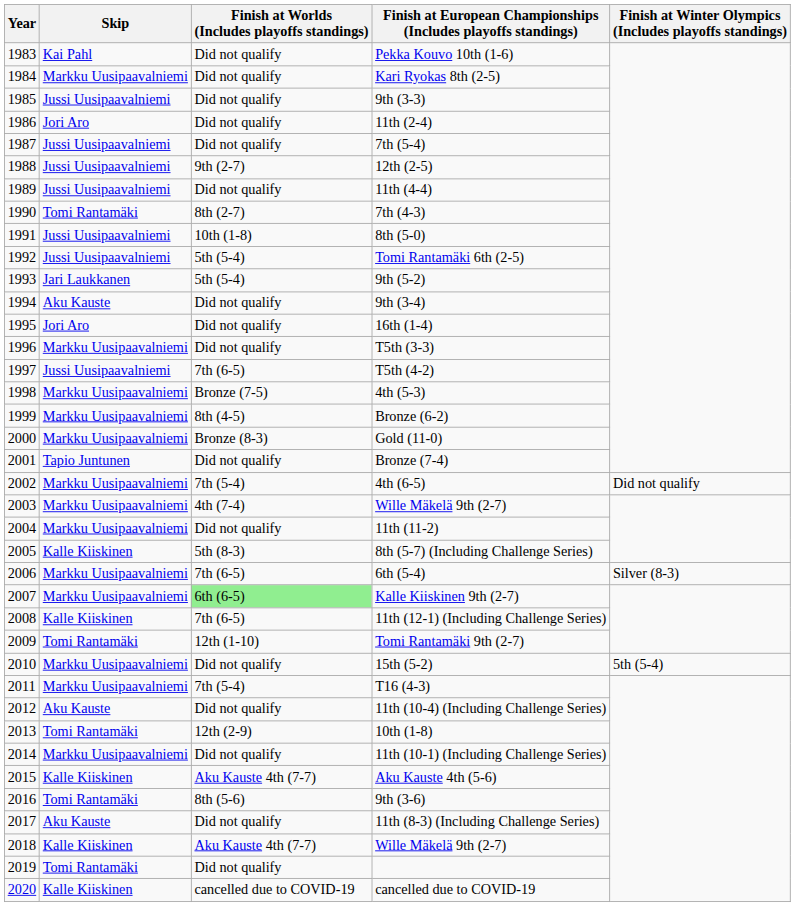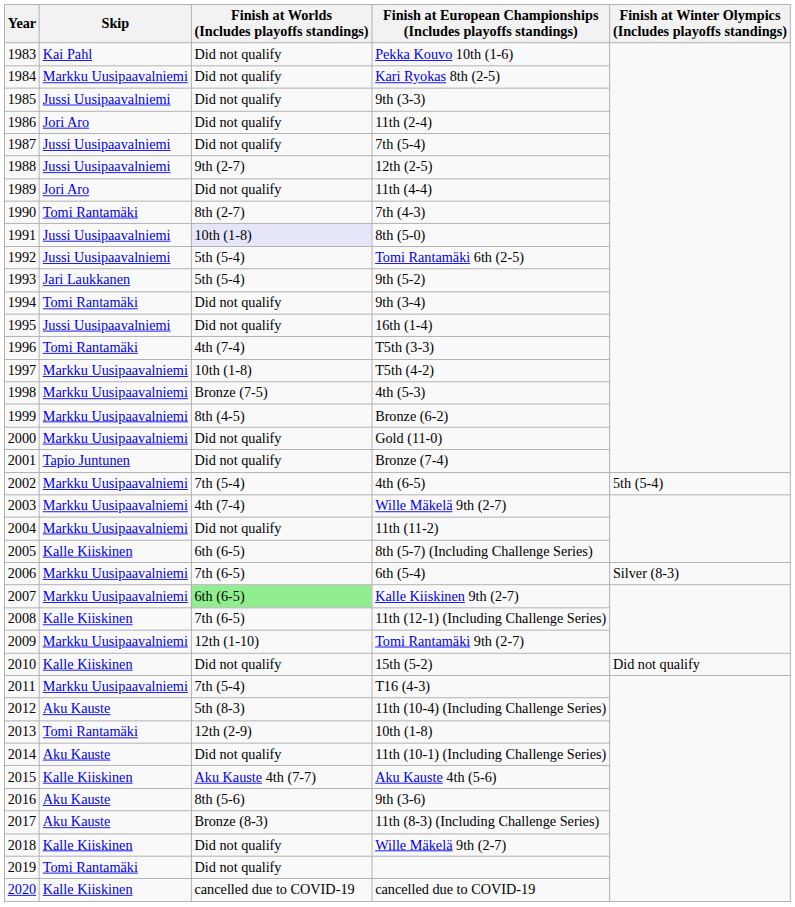(107, 189) Jussi Uusipaavalniemi -> (66, 189) Jori Aro
(223, 235) no background -> (223, 235) lavender background
(77, 302) Aku Kauste -> (90, 302) Tomi Rantamäki
(66, 325) Jori Aro -> (107, 325) Jussi Uusipaavalniemi
(115, 347) Markku Uusipaavalniemi -> (90, 347) Tomi Rantamäki
(238, 347) Did not qualify -> (220, 347) 4th (7-4)
(107, 370) Jussi Uusipaavalniemi -> (115, 370) Markku Uusipaavalniemi
(220, 370) 7th (6-5) -> (223, 370) 10th (1-8)
(231, 438) Bronze (8-3) -> (238, 438) Did not qualify
(656, 483) Did not qualify -> (638, 483) 5th (5-4)
(220, 551) 5th (8-3) -> (220, 551) 6th (6-5)
(90, 641) Tomi Rantamäki -> (115, 641) Markku Uusipaavalniemi
(115, 664) Markku Uusipaavalniemi -> (88, 664) Kalle Kiiskinen
(638, 664) 5th (5-4) -> (656, 664) Did not qualify
(238, 709) Did not qualify -> (220, 709) 5th (8-3)
(115, 754) Markku Uusipaavalniemi -> (77, 754) Aku Kauste
(90, 799) Tomi Rantamäki -> (77, 799) Aku Kauste
(238, 822) Did not qualify -> (231, 822) Bronze (8-3)
(255, 844) Aku Kauste 4th (7-7) -> (238, 844) Did not qualify
